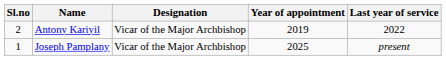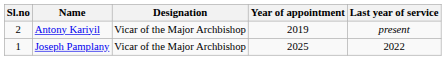(394, 30) 2022 -> (394, 30) present
(394, 47) present -> (394, 47) 2022
